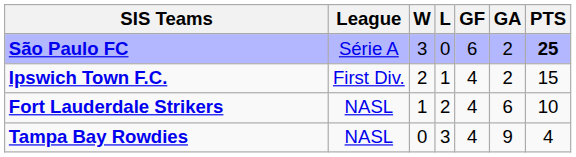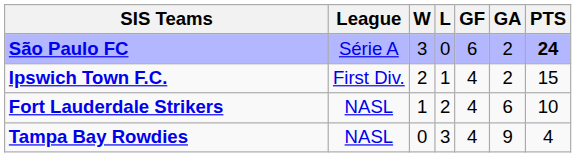(548, 48) 25 -> (548, 48) 24
